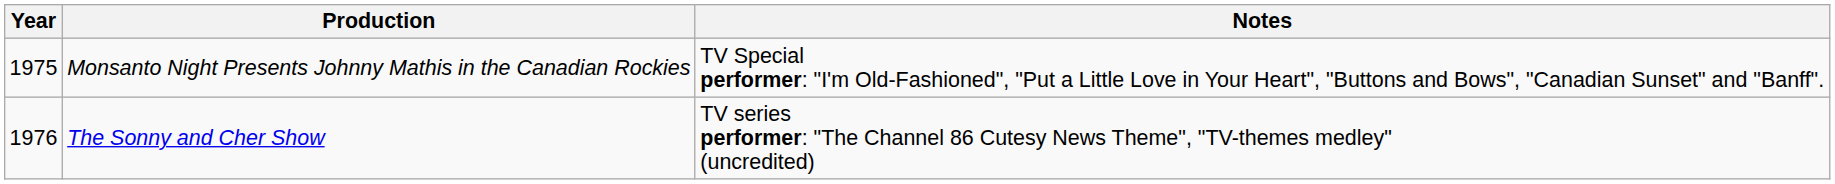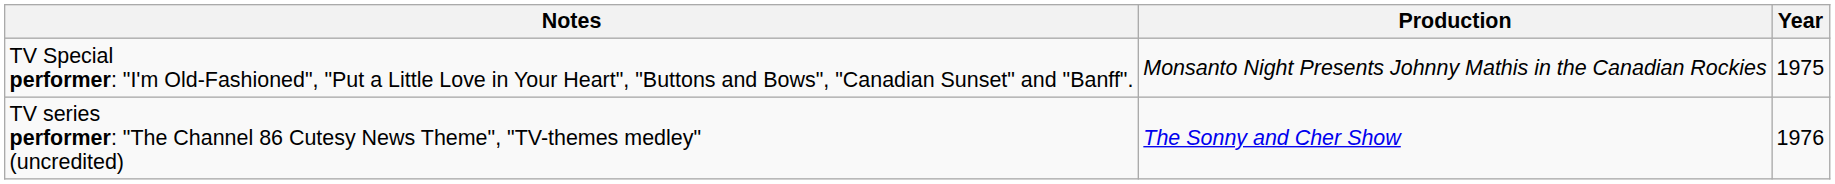columns swapped: (33, 21) <-> (1262, 21)
